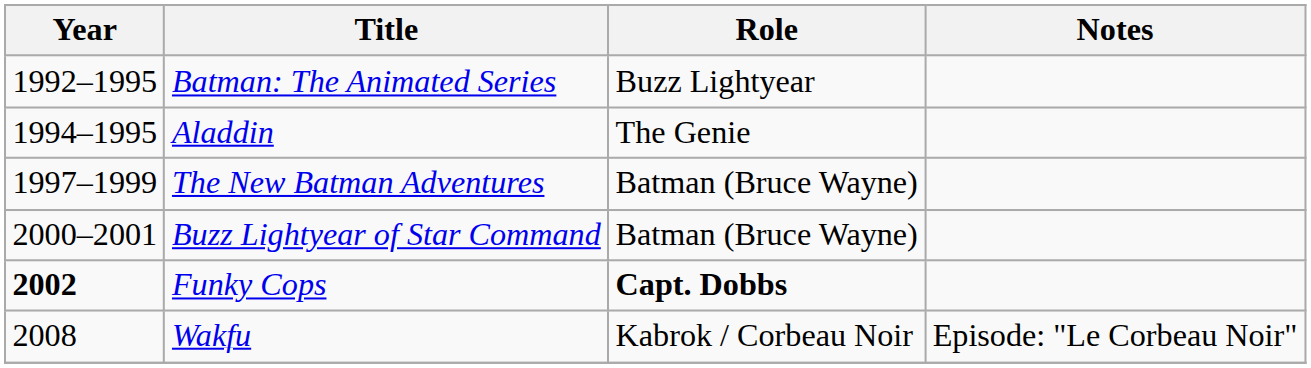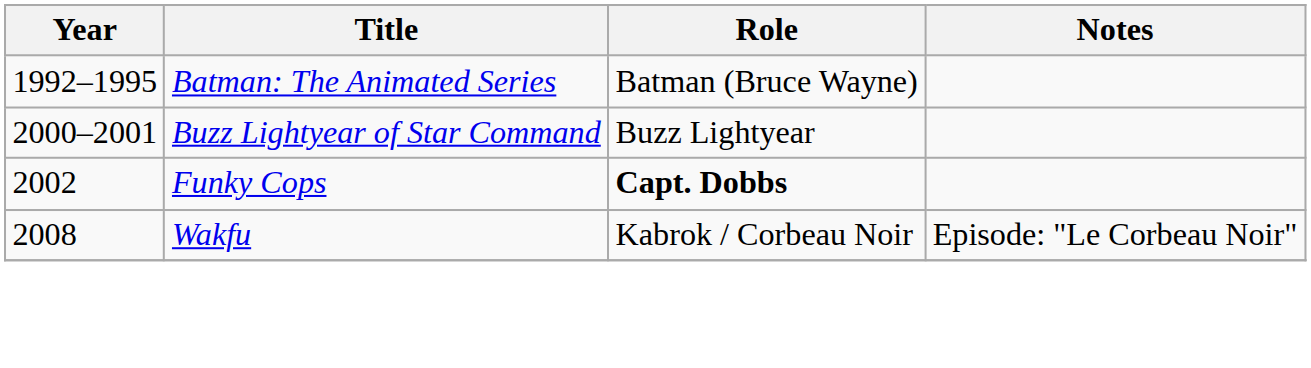(715, 81) Buzz Lightyear -> (767, 81) Batman (Bruce Wayne)
- row: (223, 132)
- row: (358, 183)
(767, 234) Batman (Bruce Wayne) -> (715, 132) Buzz Lightyear
(45, 285) bold -> (45, 183) normal
